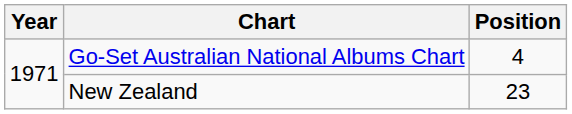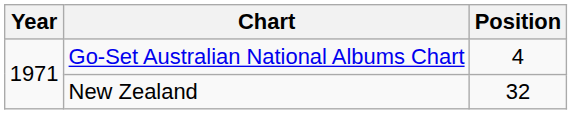(518, 91) 23 -> (518, 91) 32
